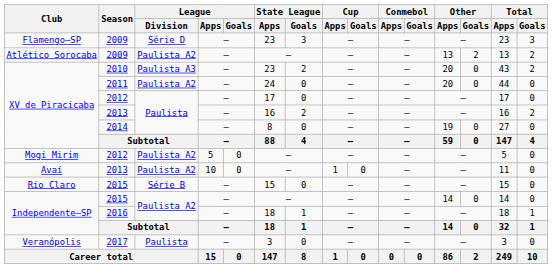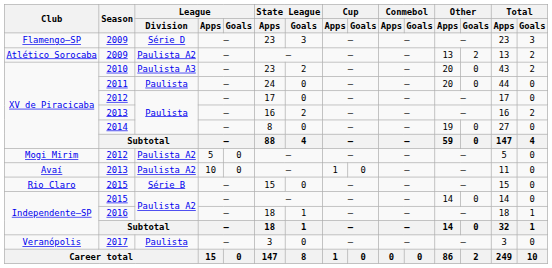(167, 84) Paulista A2 -> (167, 84) Paulista
